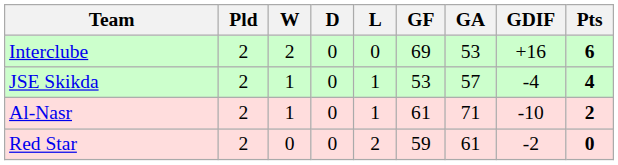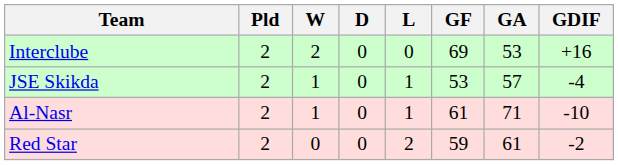- column: (590, 19)
